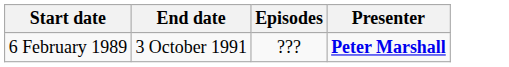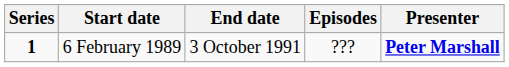+ column: (32, 18)
